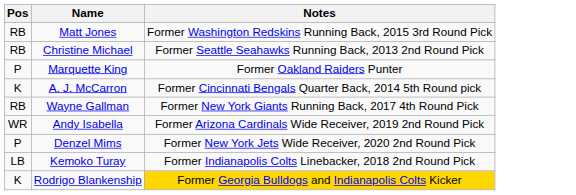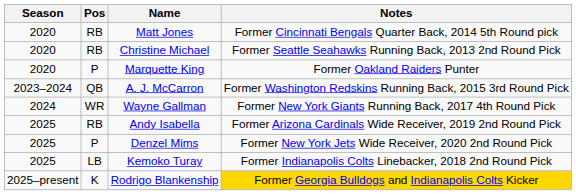+ column: (43, 13)
(320, 32) Former Washington Redskins Running Back, 2015 3rd Round Pick -> (396, 32) Former Cincinnati Bengals Quarter Back, 2014 5th Round pick
(18, 87) K -> (95, 87) QB
(320, 87) Former Cincinnati Bengals Quarter Back, 2014 5th Round pick -> (396, 87) Former Washington Redskins Running Back, 2015 3rd Round Pick
(18, 106) RB -> (95, 106) WR
(18, 124) WR -> (95, 124) RB
